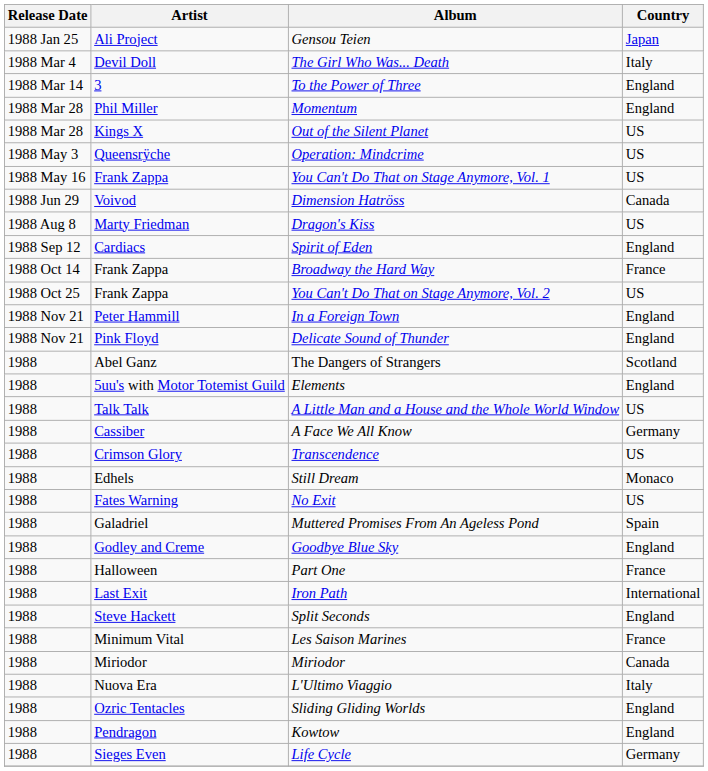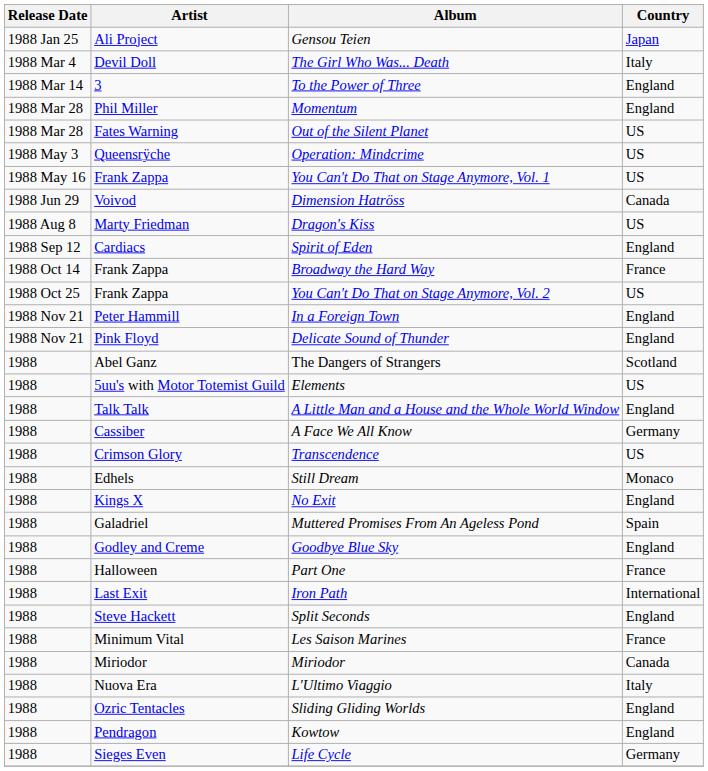(119, 131) Kings X -> (136, 131) Fates Warning
(650, 385) England -> (635, 385) US
(635, 408) US -> (650, 408) England
(136, 500) Fates Warning -> (119, 500) Kings X
(635, 500) US -> (650, 500) England
